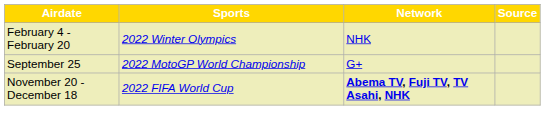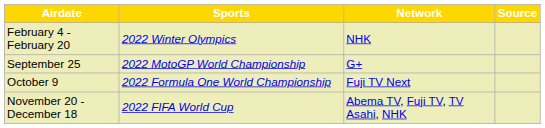+ row: (33, 82)
(407, 89) bold -> (405, 107) normal
